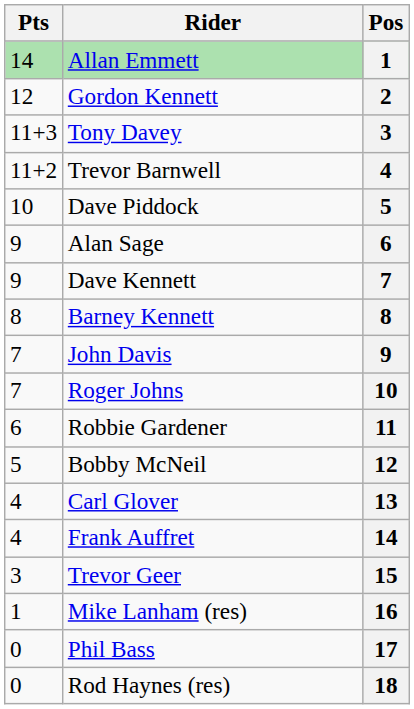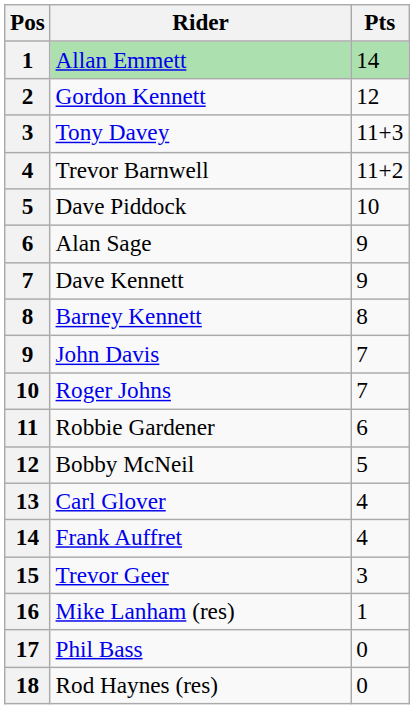columns swapped: (386, 22) <-> (34, 22)
